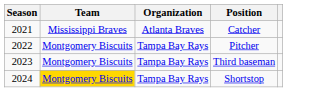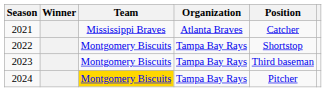+ column: (59, 12)
(244, 45) Pitcher -> (283, 45) Shortstop
(244, 78) Shortstop -> (283, 78) Pitcher
